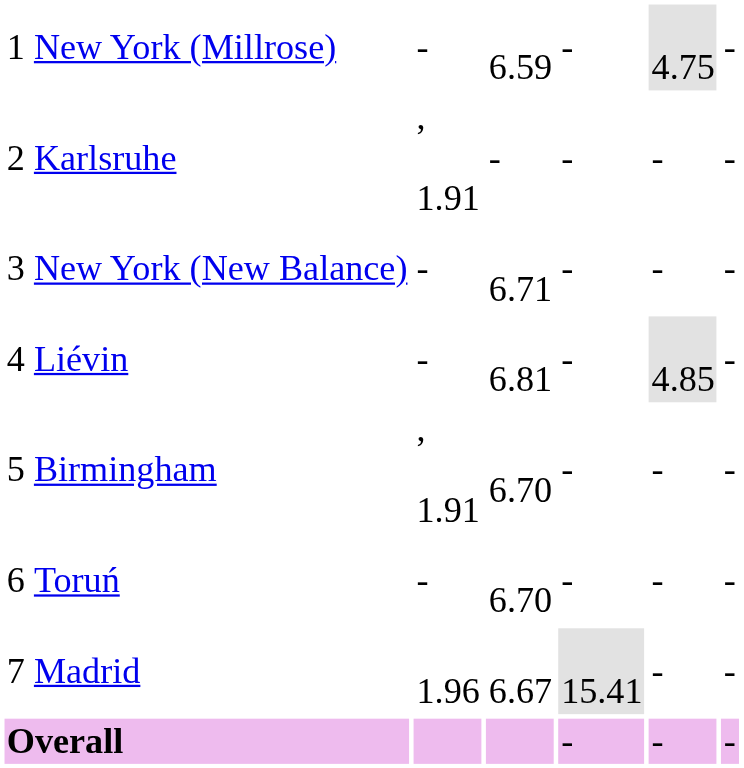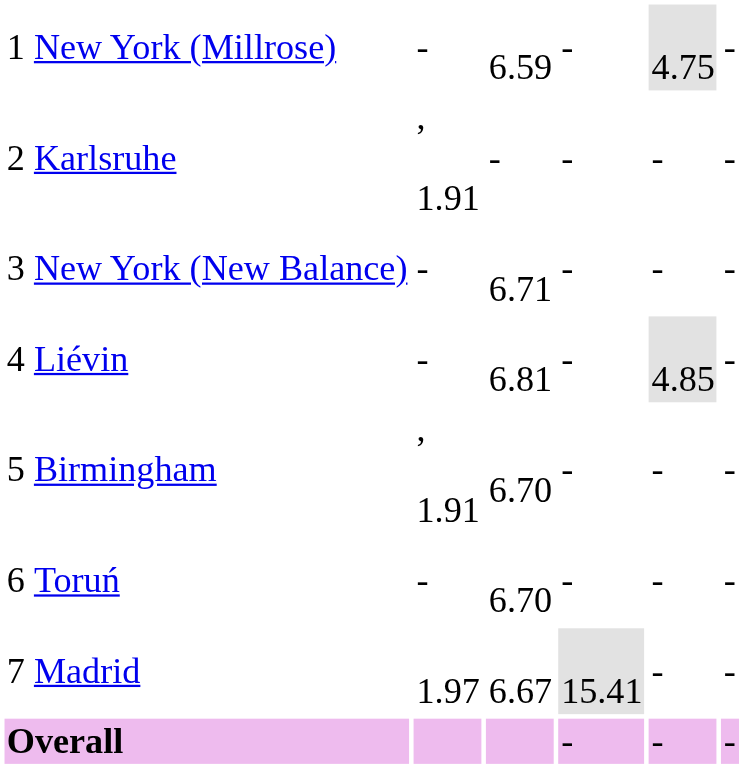(448, 690) 1.96 -> (448, 690) 1.97
